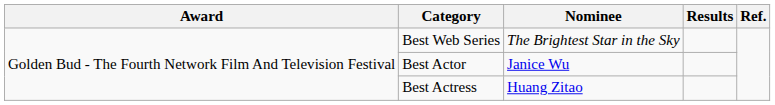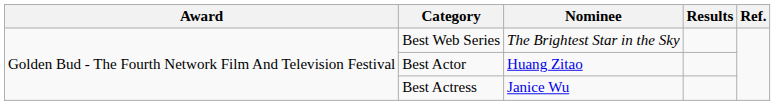(538, 64) Janice Wu -> (545, 64) Huang Zitao
(545, 87) Huang Zitao -> (538, 87) Janice Wu
